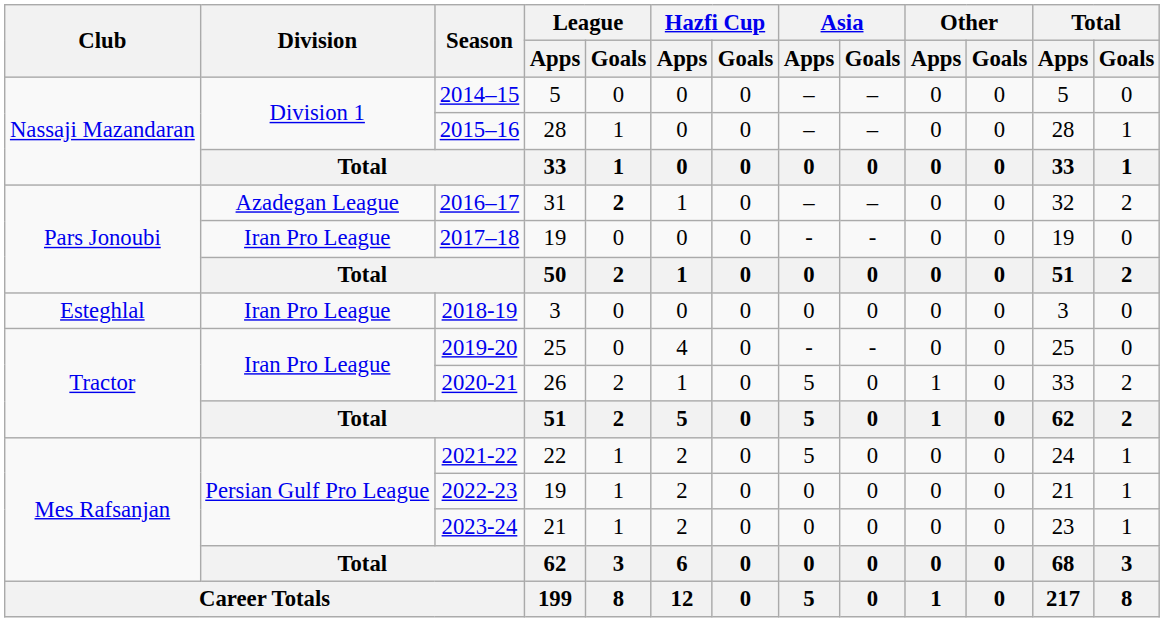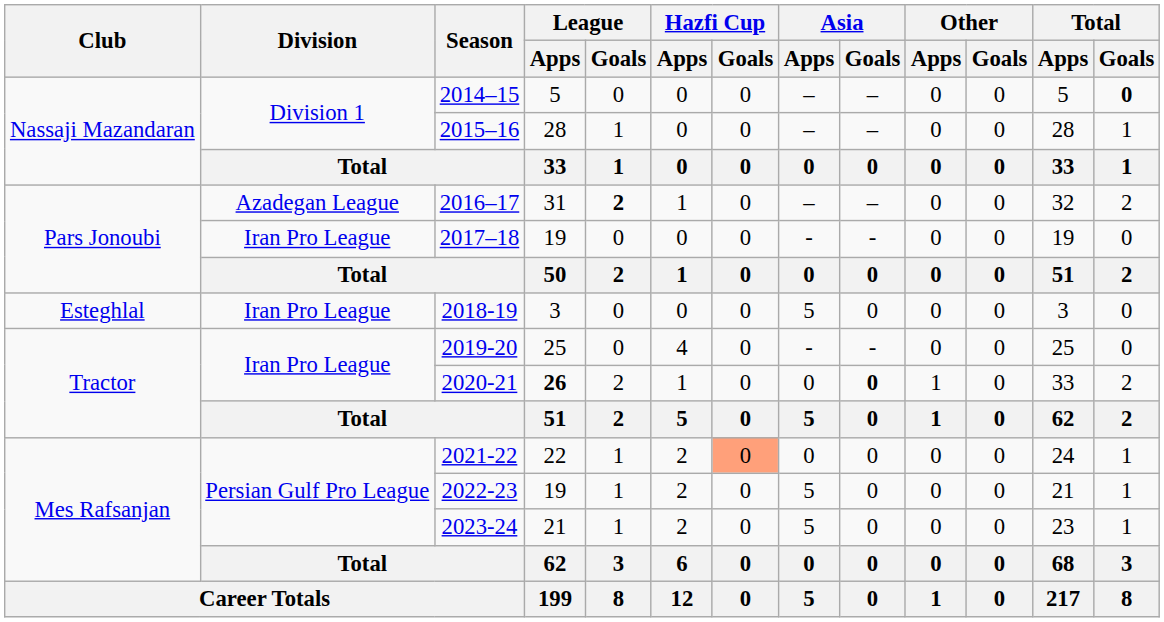(1127, 94) normal -> (1127, 94) bold
(809, 310) 0 -> (809, 310) 5
(555, 382) normal -> (555, 382) bold
(809, 382) 5 -> (809, 382) 0
(873, 382) normal -> (873, 382) bold
(746, 454) no background -> (746, 454) lightsalmon background
(809, 454) 5 -> (809, 454) 0
(809, 490) 0 -> (809, 490) 5
(809, 526) 0 -> (809, 526) 5
